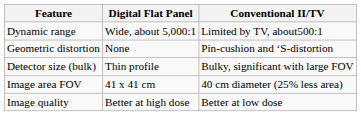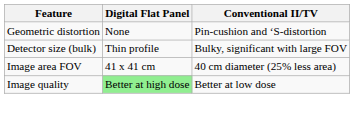- row: (41, 31)
(147, 102) no background -> (147, 84) lightgreen background
